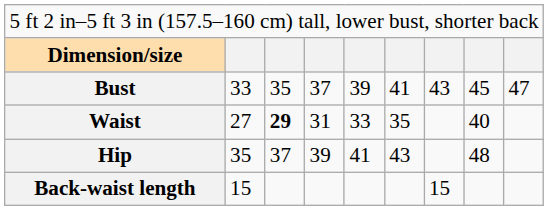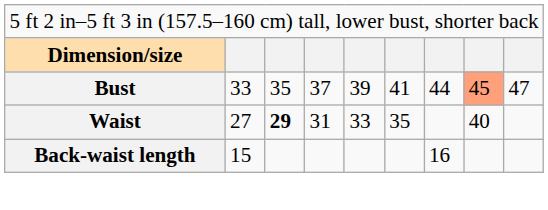(439, 88) 43 -> (439, 88) 44
(479, 88) no background -> (479, 88) lightsalmon background
- row: (115, 155)
(439, 188) 15 -> (439, 155) 16
